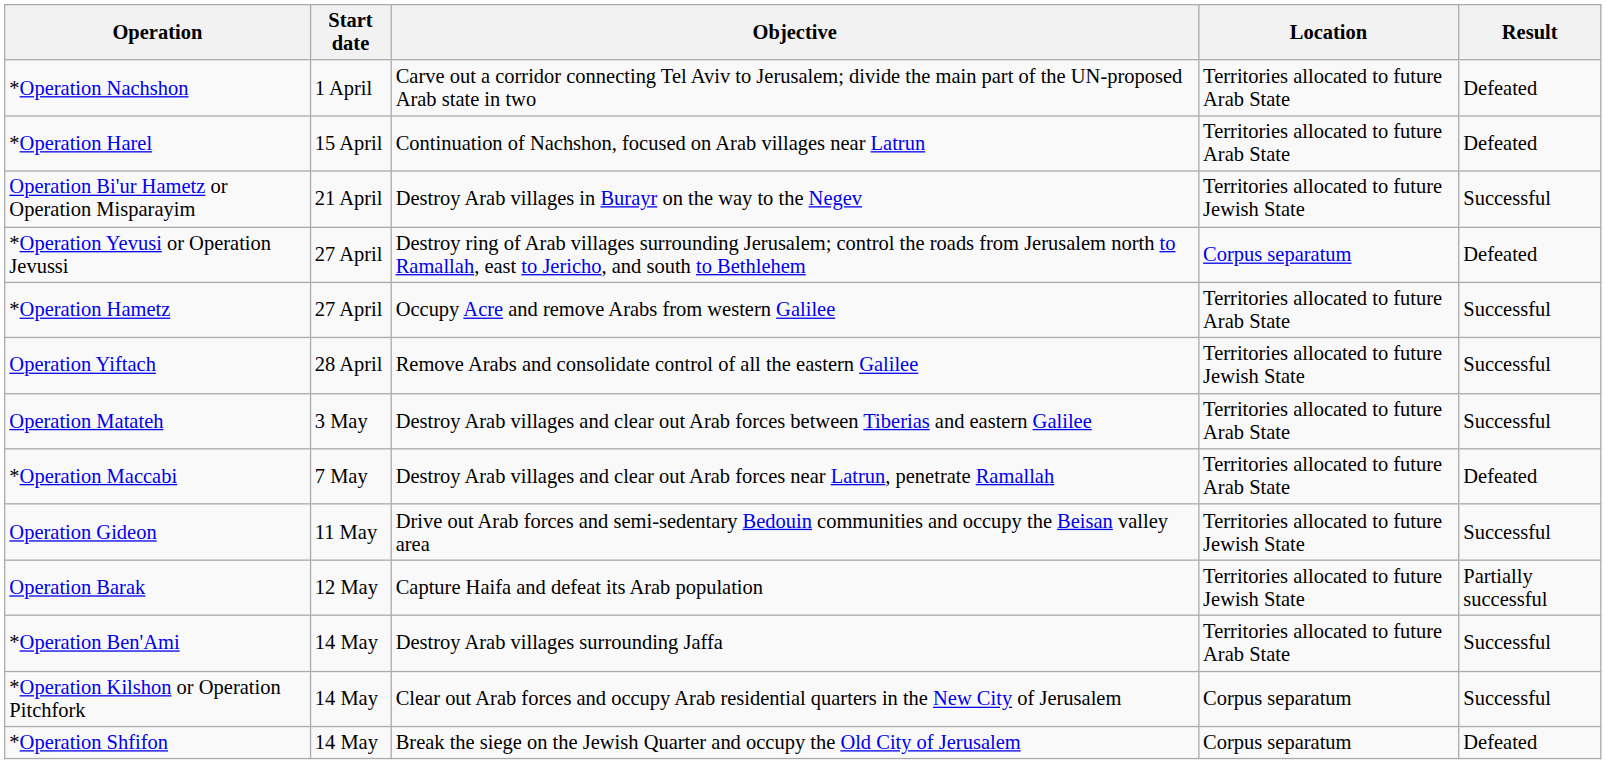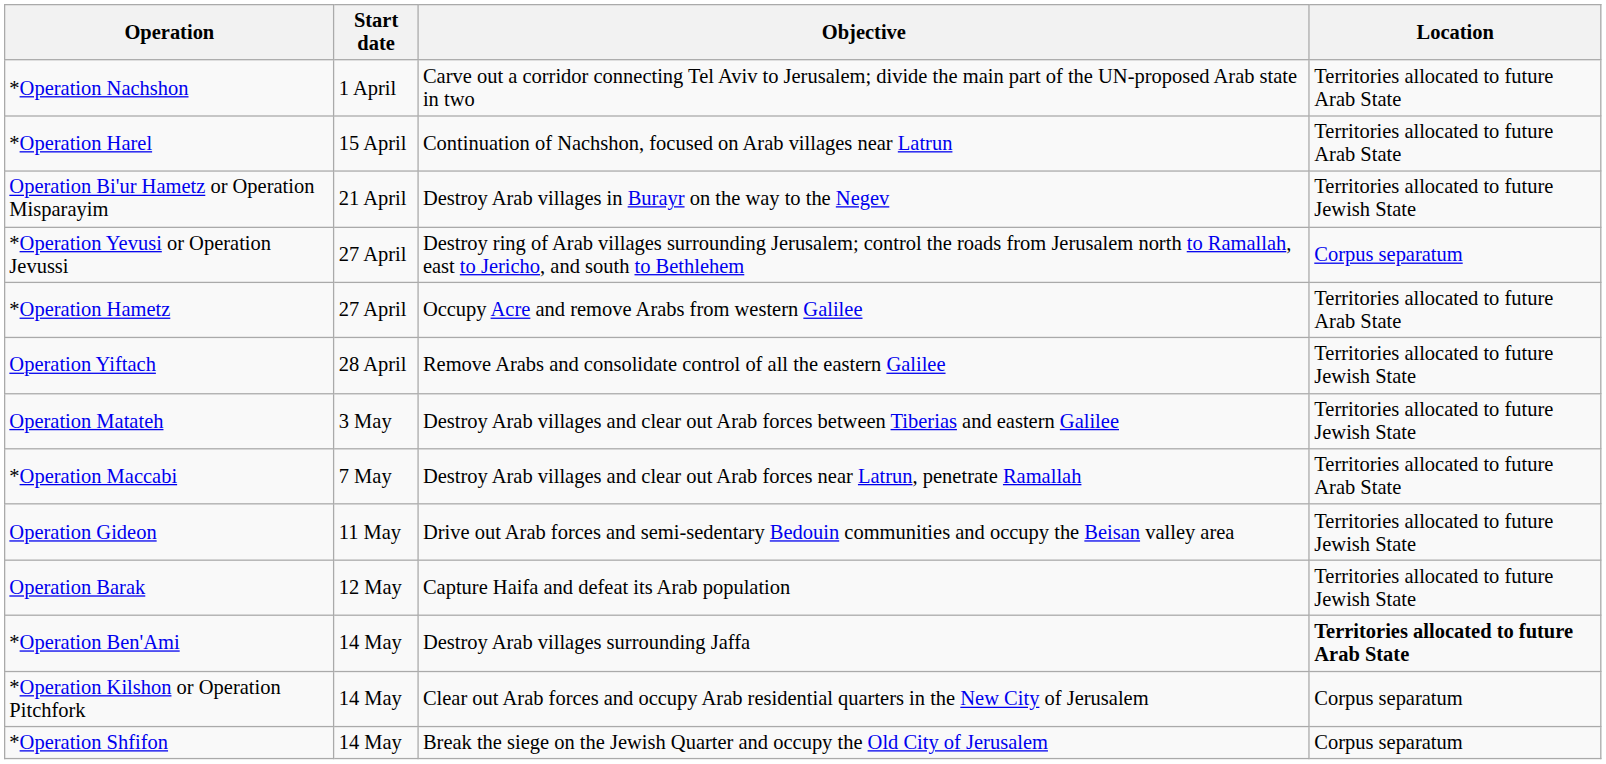- column: (1530, 32)
(1323, 420) Territories allocated to future Arab State -> (1434, 420) Territories allocated to future Jewish State
(1323, 642) normal -> (1444, 642) bold
